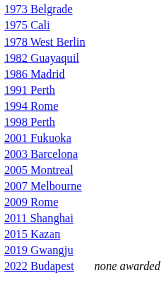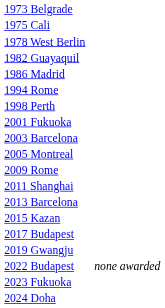- row: (30, 90)
- row: (43, 186)
+ row: (41, 202)
+ row: (39, 234)
+ row: (38, 282)
+ row: (30, 298)
